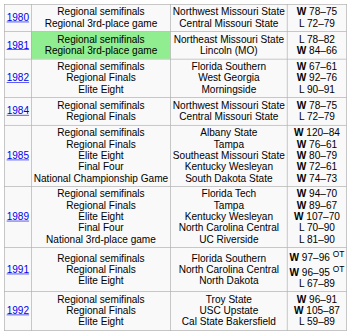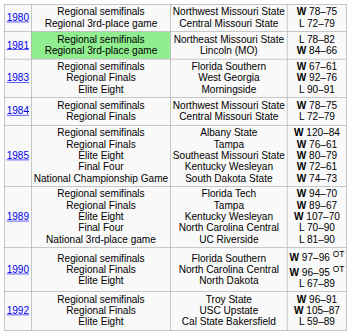(18, 78) 1982 -> (18, 78) 1983
(18, 269) 1991 -> (18, 269) 1990
